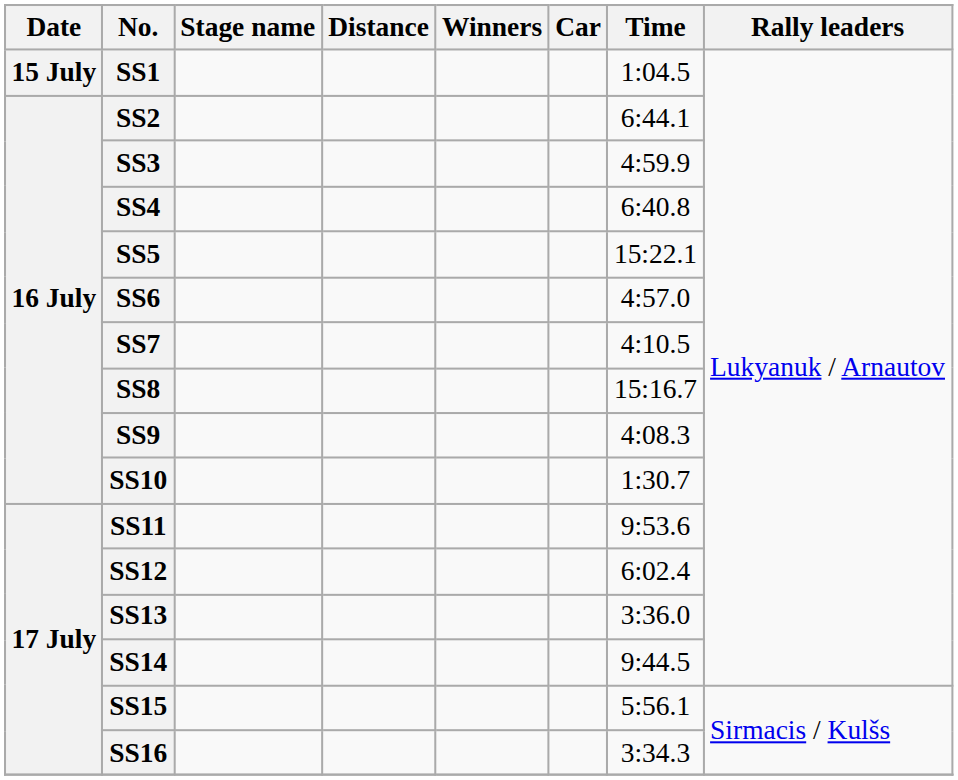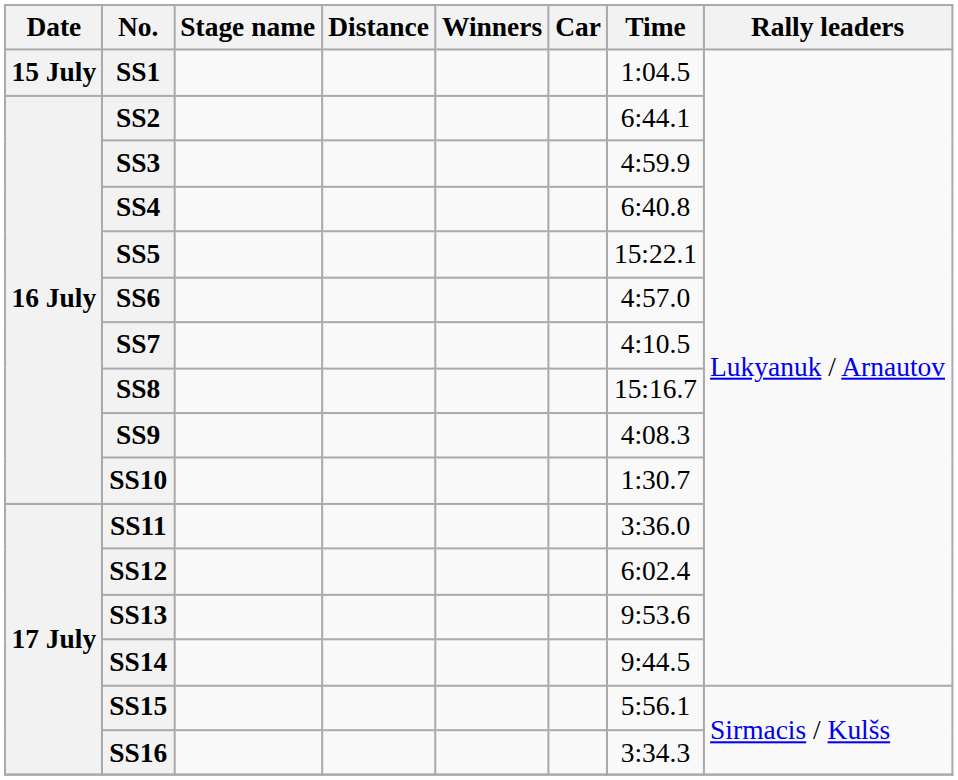(655, 525) 9:53.6 -> (655, 525) 3:36.0
(655, 615) 3:36.0 -> (655, 615) 9:53.6
